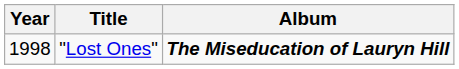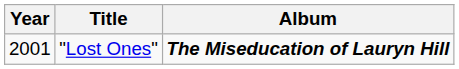(30, 49) 1998 -> (30, 49) 2001
